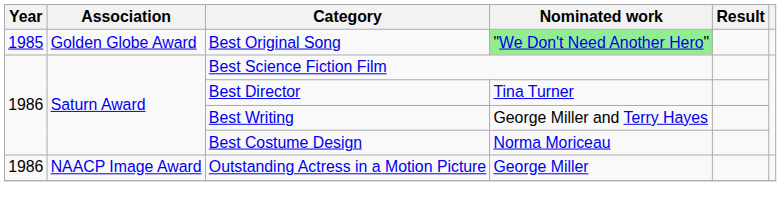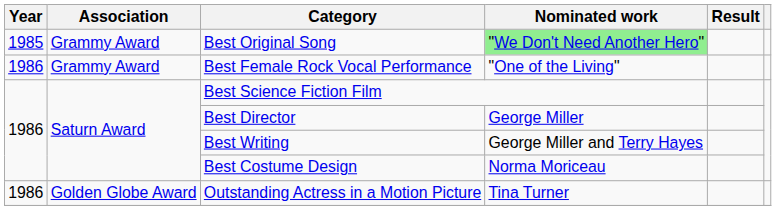(124, 42) Golden Globe Award -> (105, 42) Grammy Award
+ row: (338, 67)
(534, 92) Tina Turner -> (536, 117) George Miller
(126, 167) NAACP Image Award -> (124, 192) Golden Globe Award
(541, 167) George Miller -> (529, 192) Tina Turner
